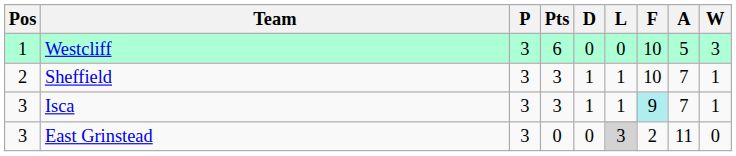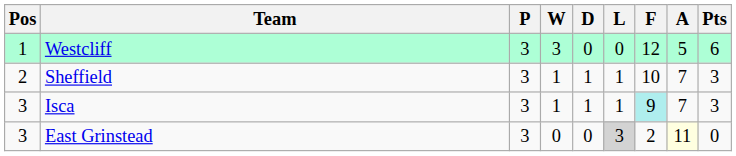columns swapped: (715, 19) <-> (557, 19)
(652, 48) 10 -> (651, 48) 12
(684, 135) no background -> (682, 135) lightyellow background
